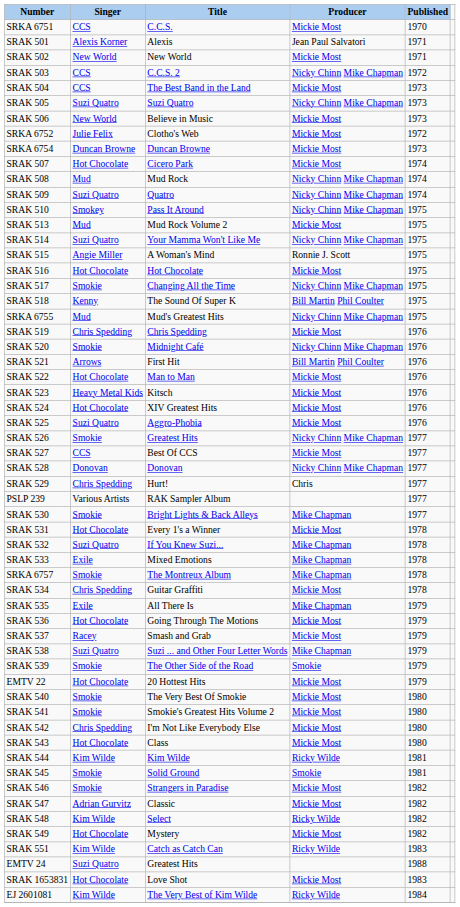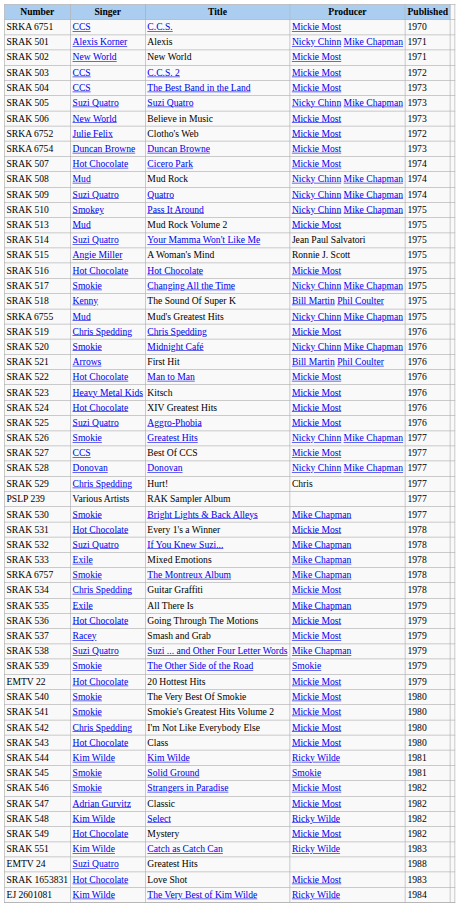(329, 42) Jean Paul Salvatori -> (347, 42) Nicky Chinn Mike Chapman
(347, 73) Nicky Chinn Mike Chapman -> (317, 73) Mickie Most
(347, 240) Nicky Chinn Mike Chapman -> (329, 240) Jean Paul Salvatori
